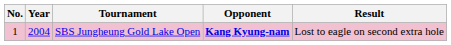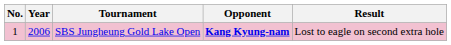(39, 31) 2004 -> (39, 31) 2006
